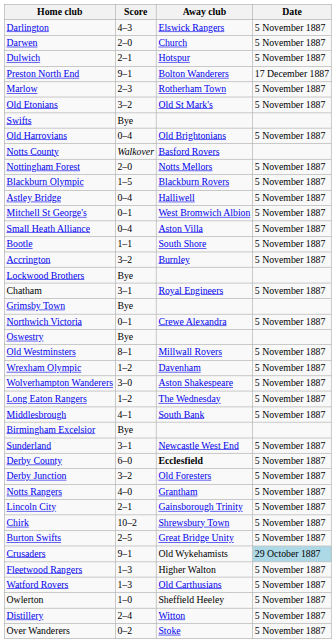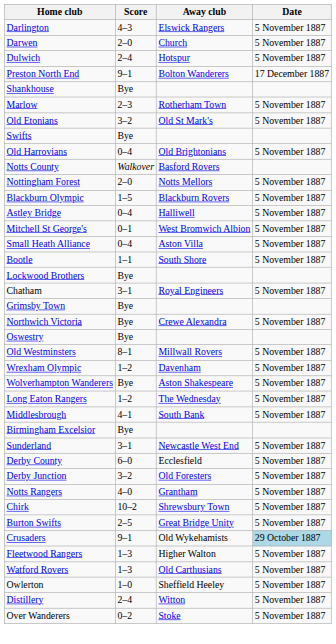(125, 58) 2–1 -> (125, 58) 2–4
+ row: (30, 89)
- row: (29, 259)
(125, 321) 0–1 -> (125, 321) Bye
(125, 383) 3–0 -> (125, 383) Bye
(181, 461) bold -> (180, 461) normal
- row: (31, 507)
